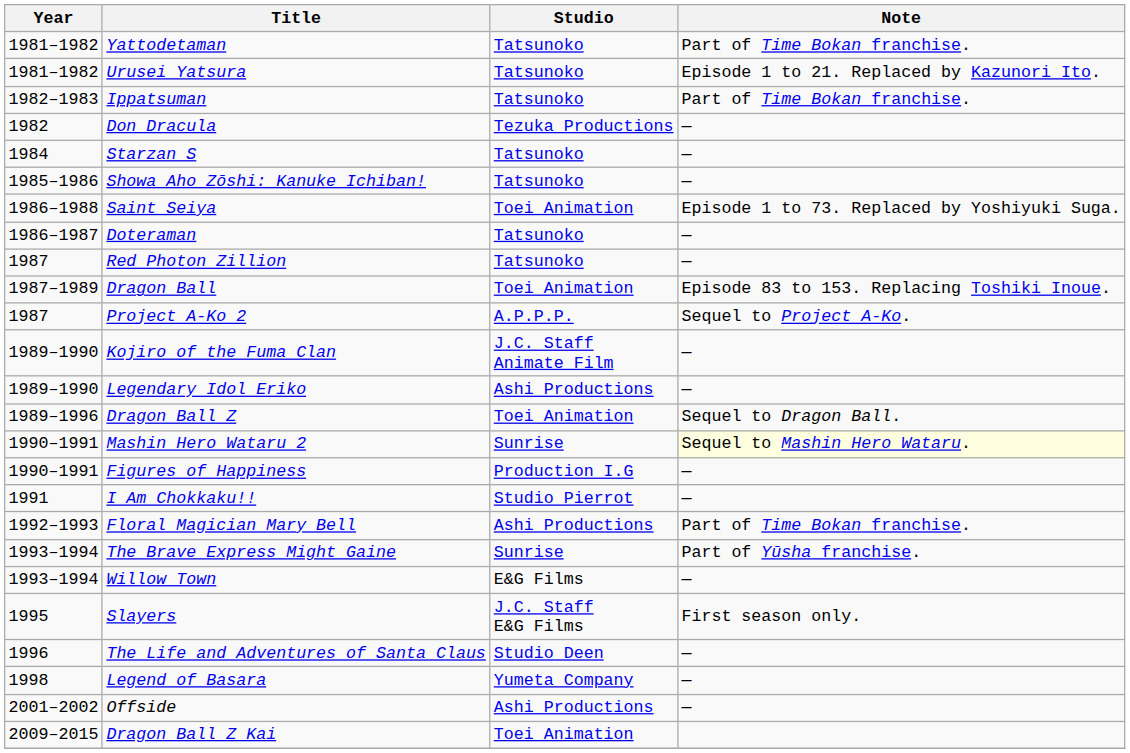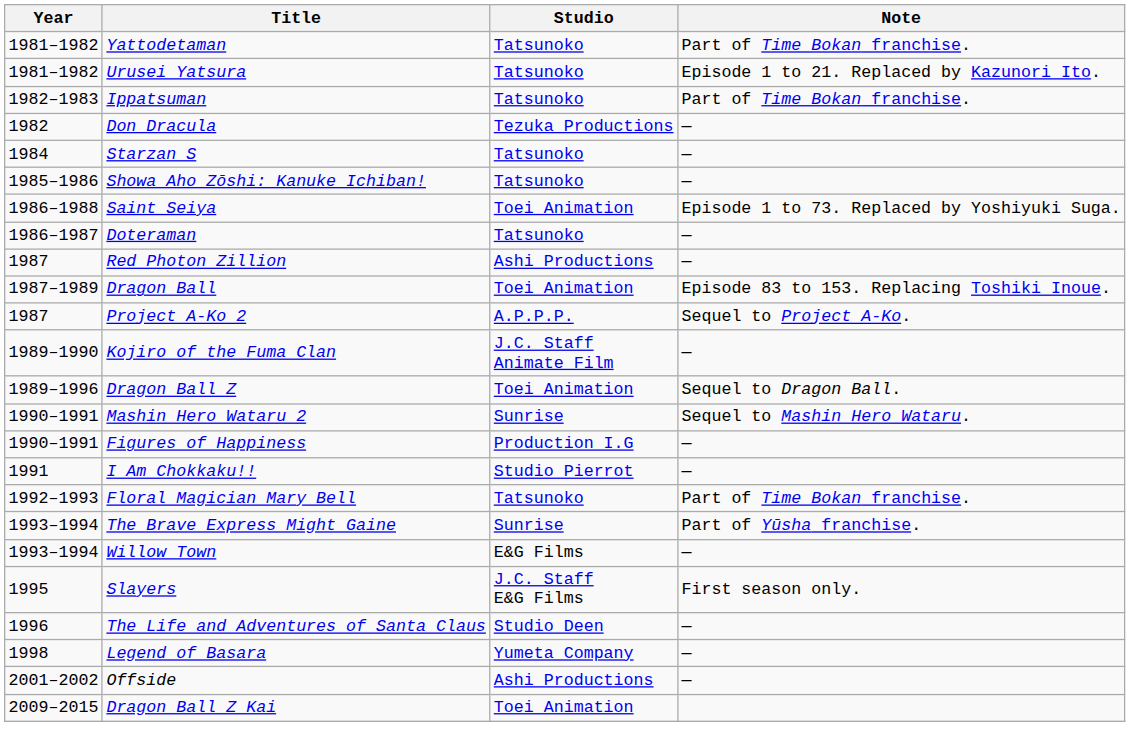(539, 262) Tatsunoko -> (574, 262) Ashi Productions
- row: (206, 390)
(826, 444) lightyellow background -> (826, 417) no background
(574, 526) Ashi Productions -> (539, 498) Tatsunoko
